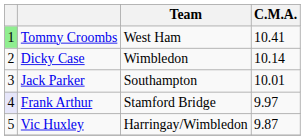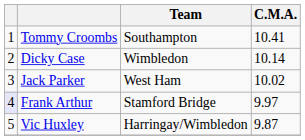(11, 37) lightgreen background -> (11, 37) no background
(152, 37) West Ham -> (160, 37) Southampton
(160, 80) Southampton -> (152, 80) West Ham
(270, 80) 10.01 -> (270, 80) 10.02
